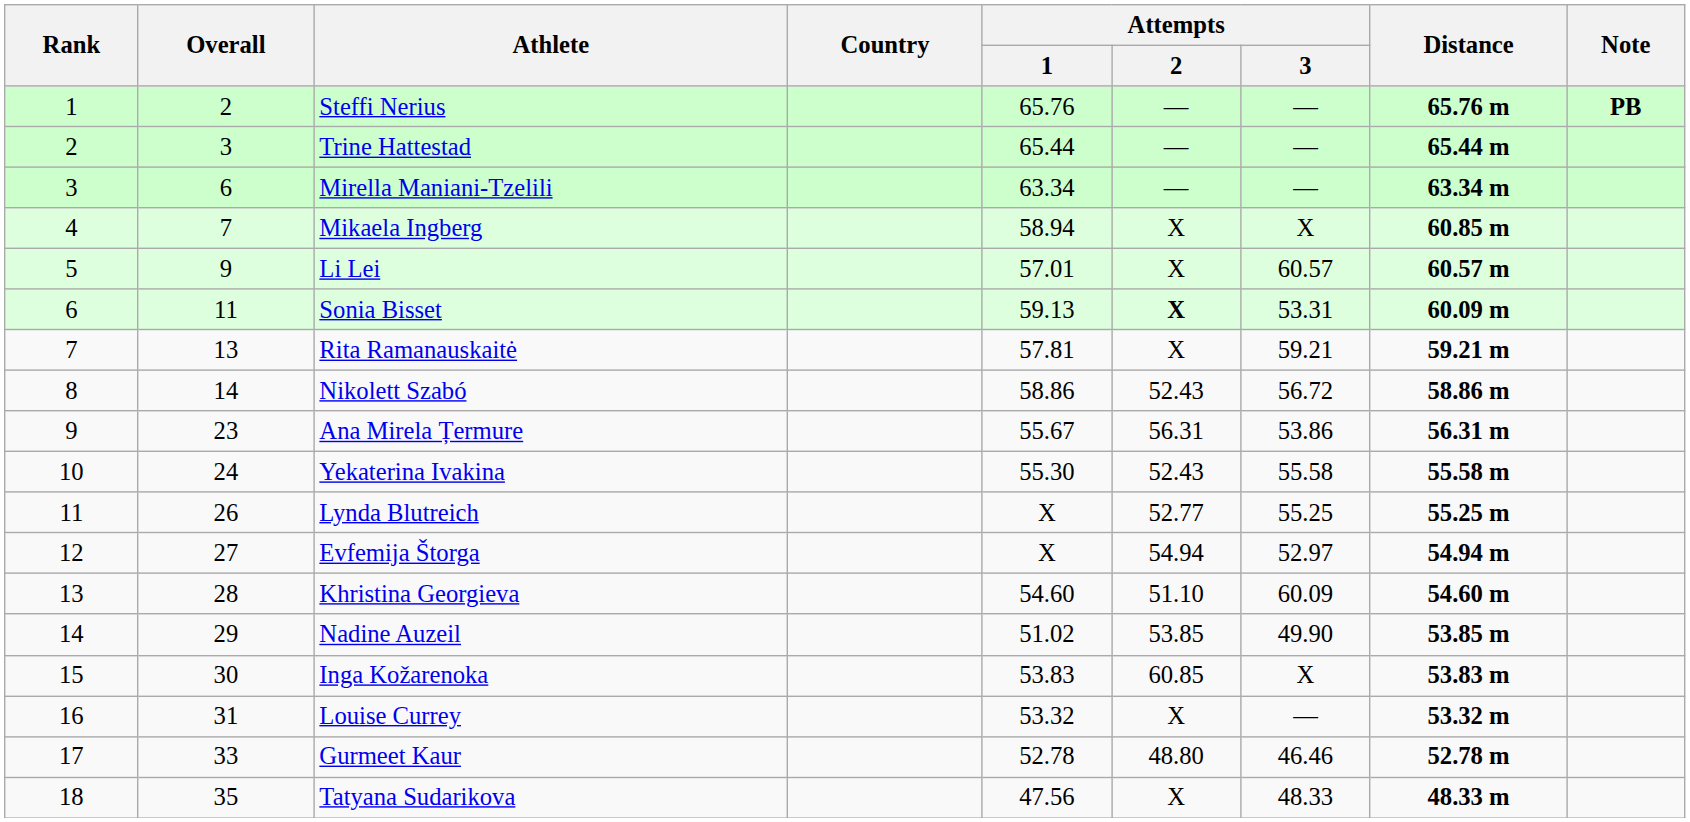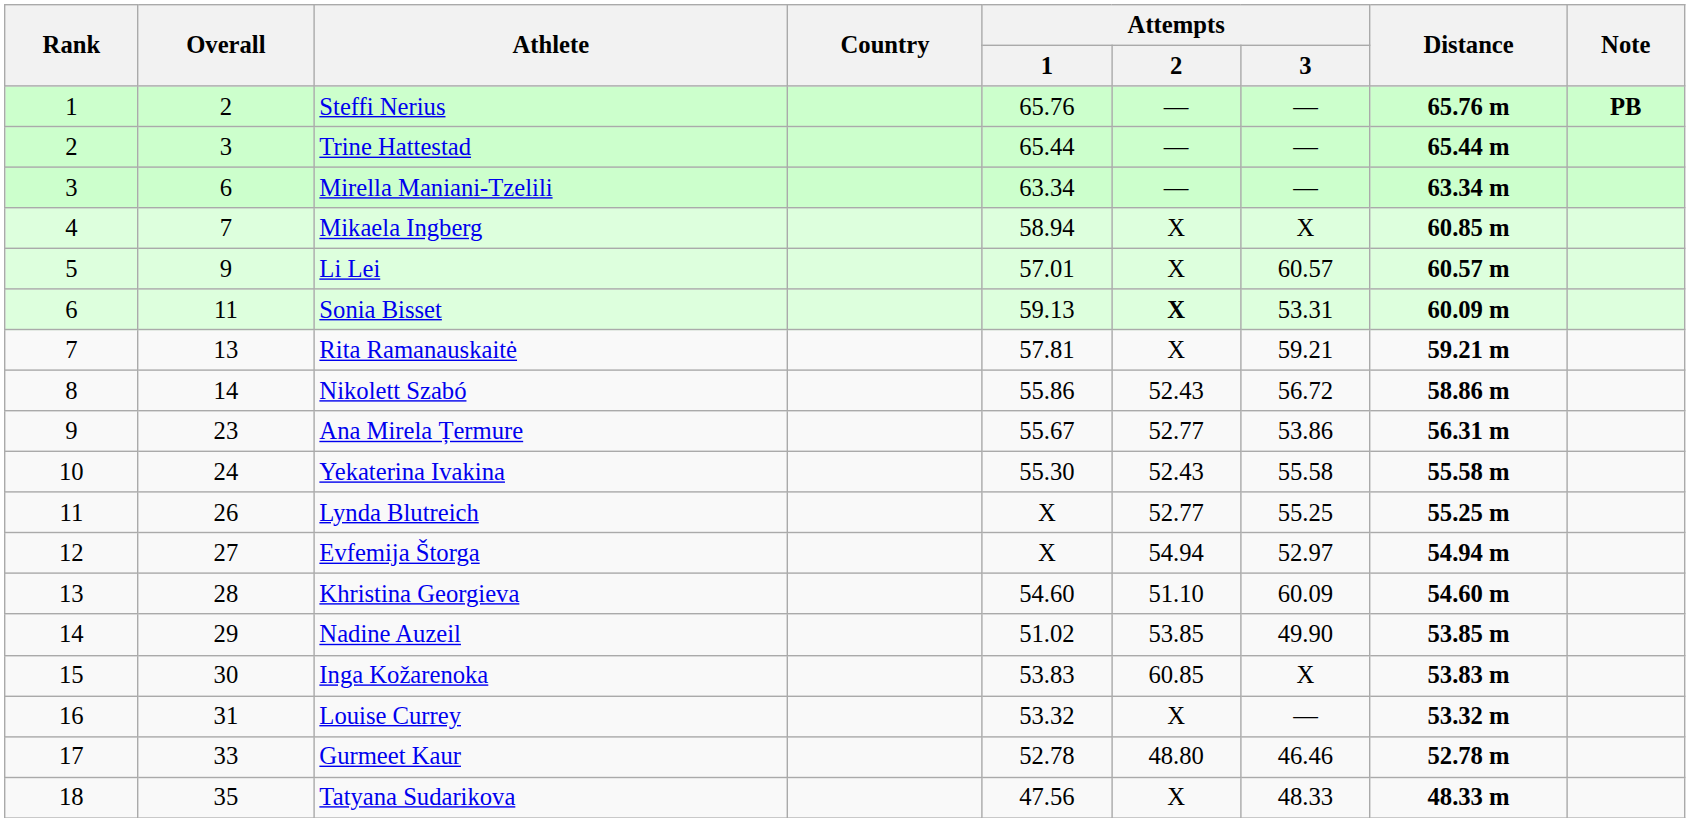(1047, 390) 58.86 -> (1047, 390) 55.86
(1176, 430) 56.31 -> (1176, 430) 52.77
